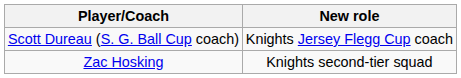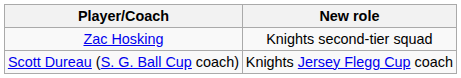rows swapped: (123, 39) <-> (123, 62)
